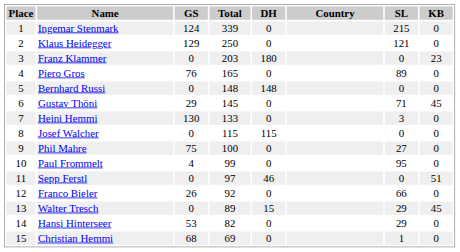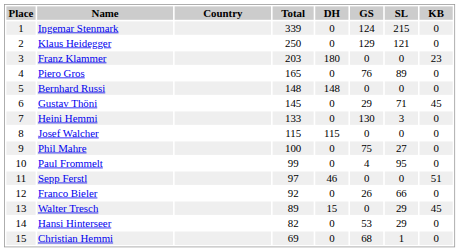columns swapped: (335, 13) <-> (191, 13)
